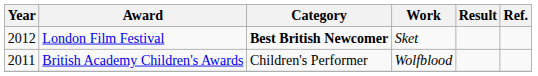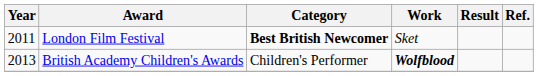(22, 37) 2012 -> (22, 37) 2011
(22, 60) 2011 -> (22, 60) 2013
(424, 60) normal -> (424, 60) bold
